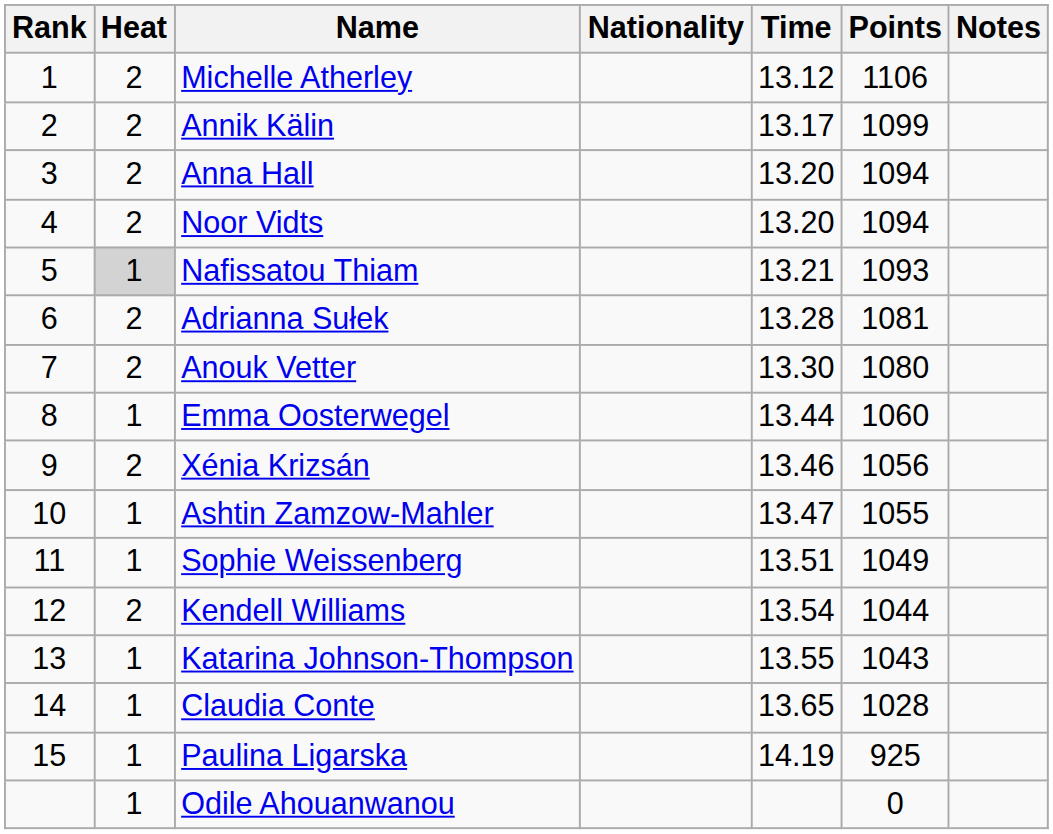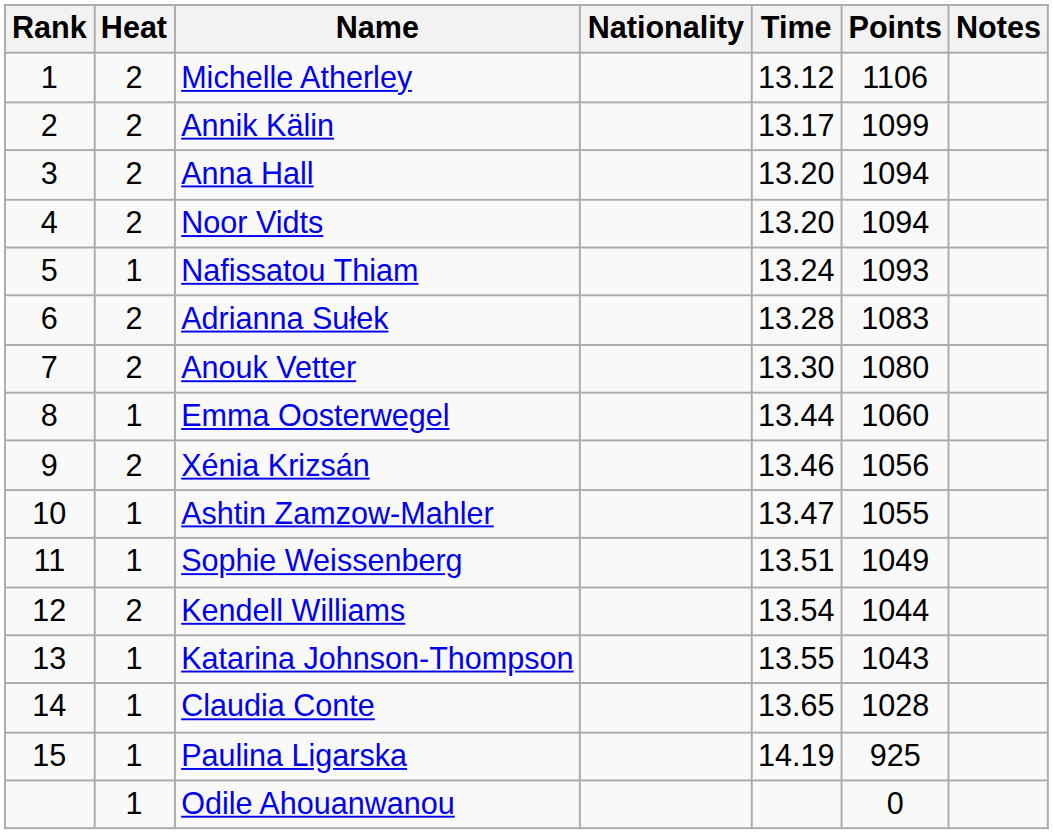(134, 271) lightgrey background -> (134, 271) no background
(796, 271) 13.21 -> (796, 271) 13.24
(895, 319) 1081 -> (895, 319) 1083
